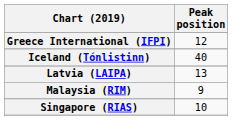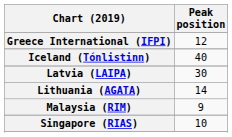(201, 74) 13 -> (201, 74) 30
+ row: (89, 90)
